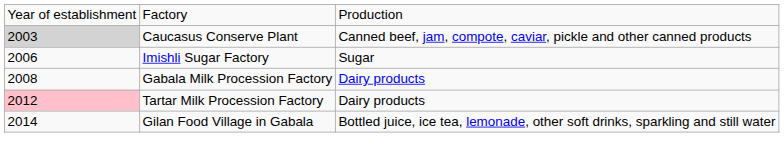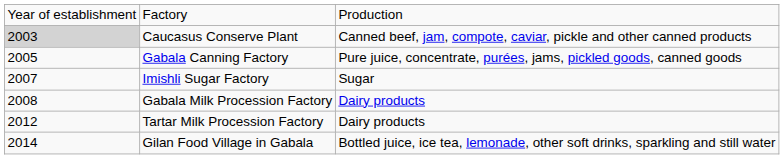+ row: (215, 57)
(22, 57) 2006 -> (22, 79) 2007
(22, 100) pink background -> (22, 121) no background
